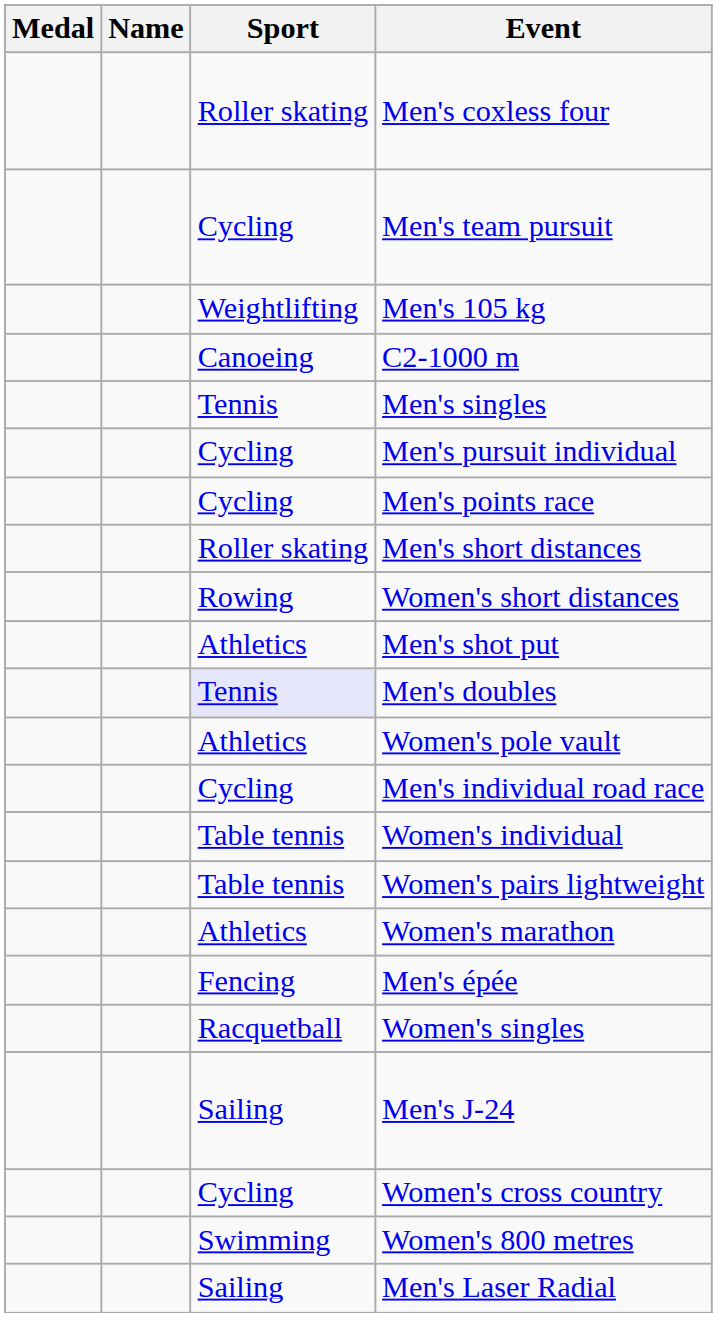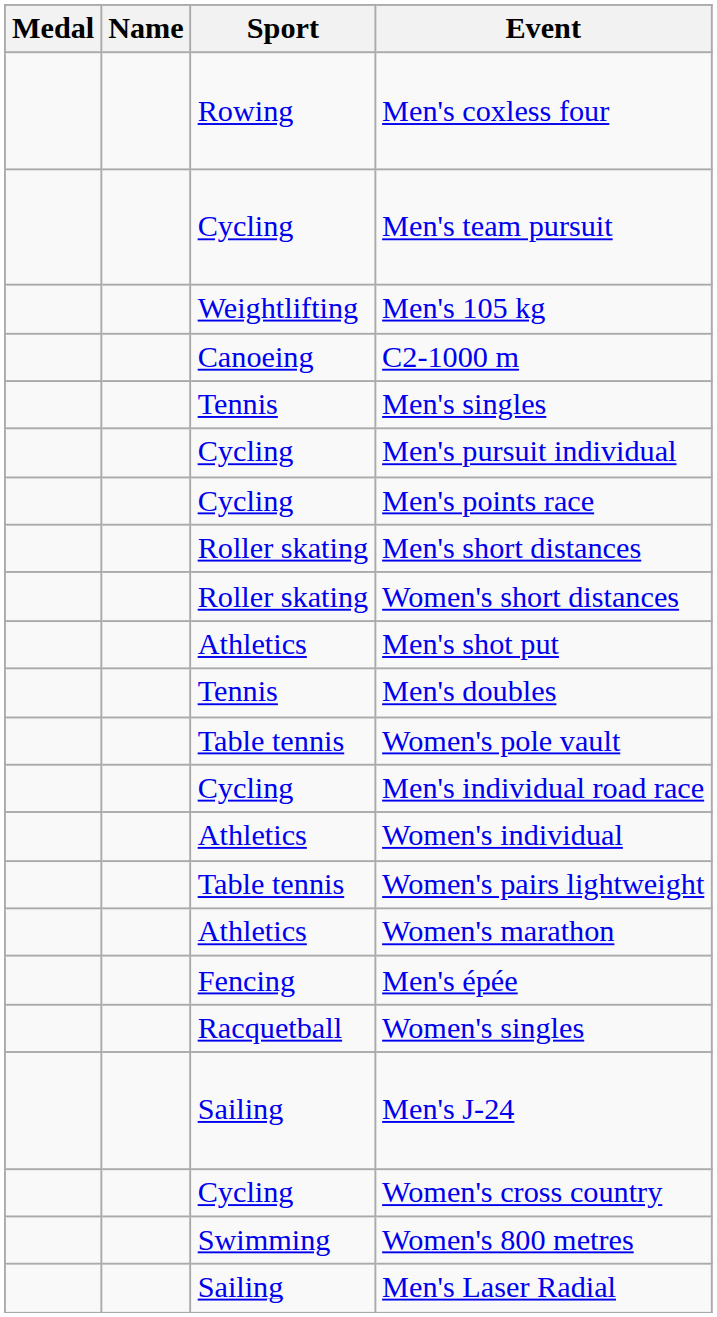(283, 110) Roller skating -> (246, 110) Rowing
(246, 596) Rowing -> (283, 596) Roller skating
(238, 692) lavender background -> (238, 692) no background
(252, 740) Athletics -> (271, 740) Table tennis
(271, 835) Table tennis -> (252, 835) Athletics
